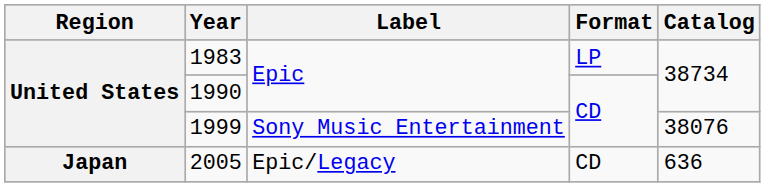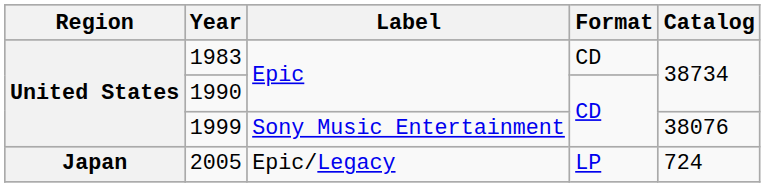(588, 58) LP -> (588, 58) CD
(588, 164) CD -> (588, 164) LP
(683, 164) 636 -> (683, 164) 724
